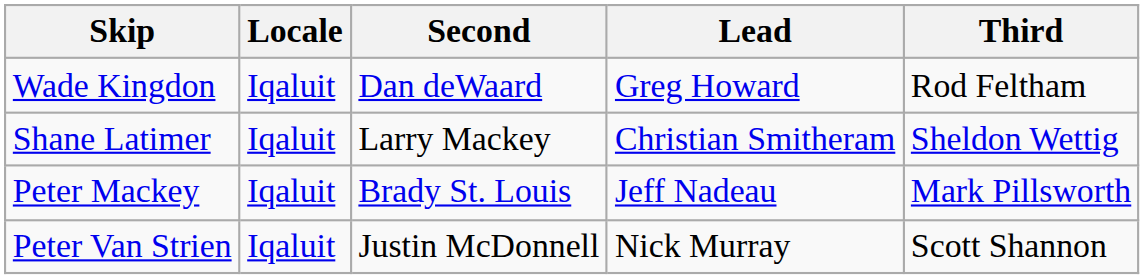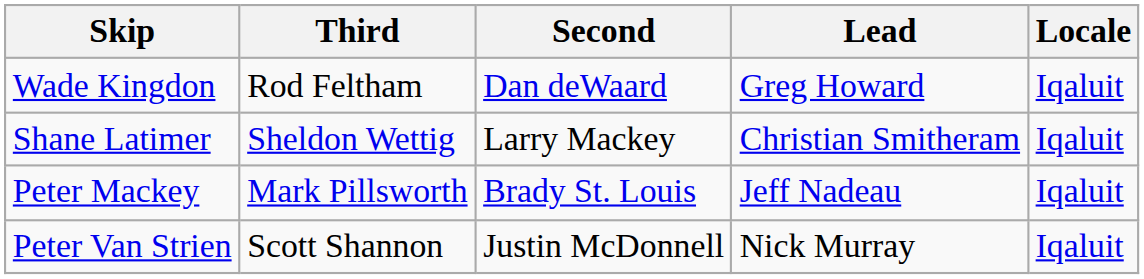columns swapped: (1021, 31) <-> (295, 31)
